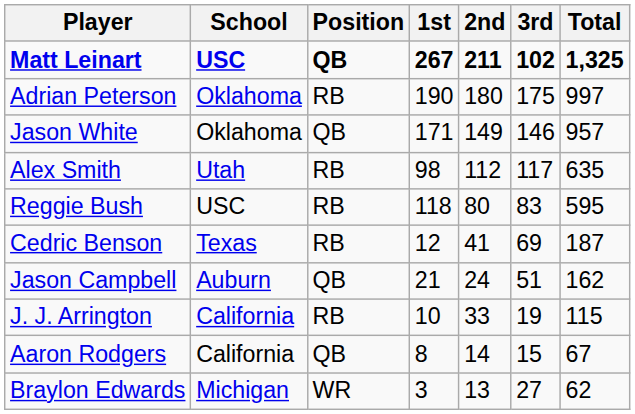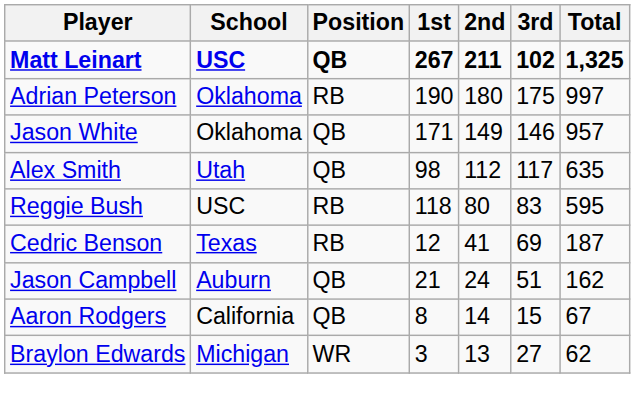(329, 170) RB -> (329, 170) QB
- row: (81, 317)
